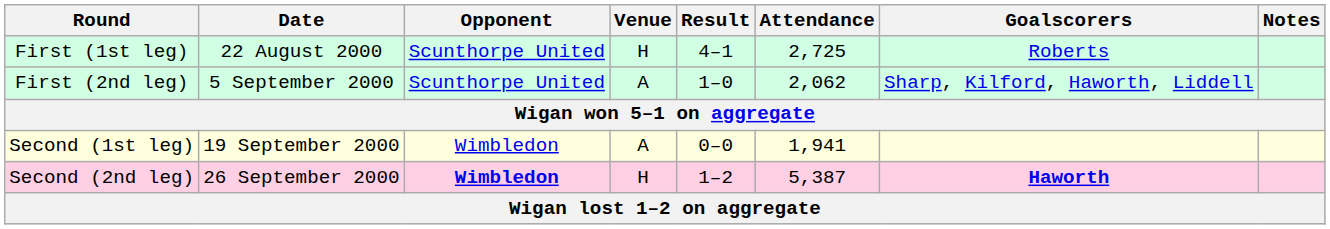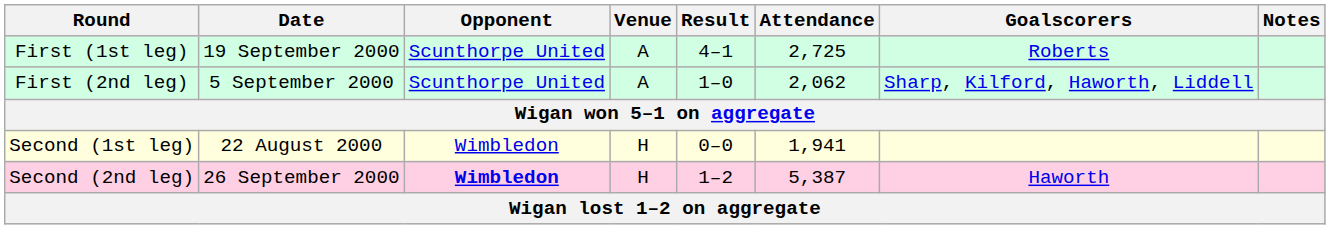(301, 52) 22 August 2000 -> (301, 52) 19 September 2000
(643, 52) H -> (643, 52) A
(301, 146) 19 September 2000 -> (301, 146) 22 August 2000
(643, 146) A -> (643, 146) H
(1069, 177) bold -> (1069, 177) normal
